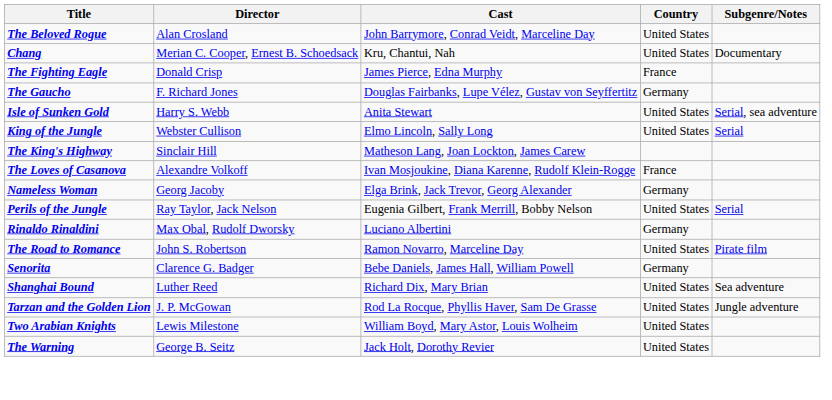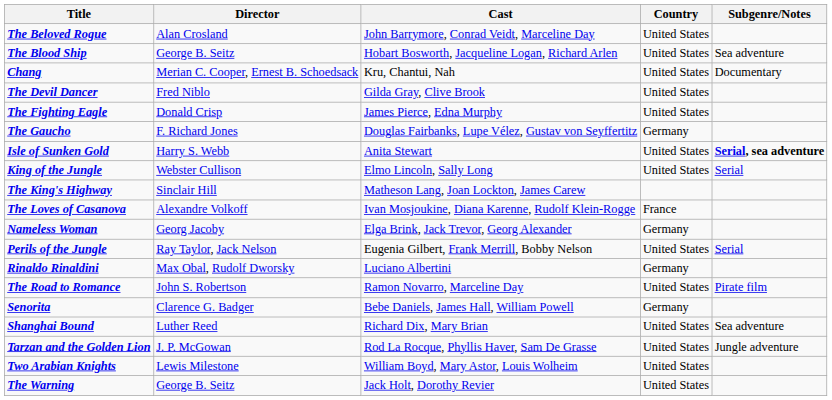+ row: (47, 53)
+ row: (52, 92)
(660, 72) France -> (676, 111) United States
(766, 111) normal -> (769, 151) bold
